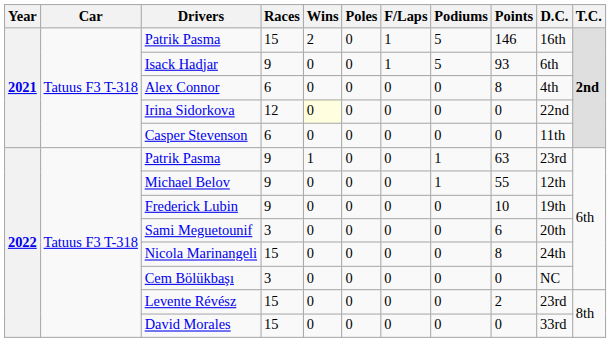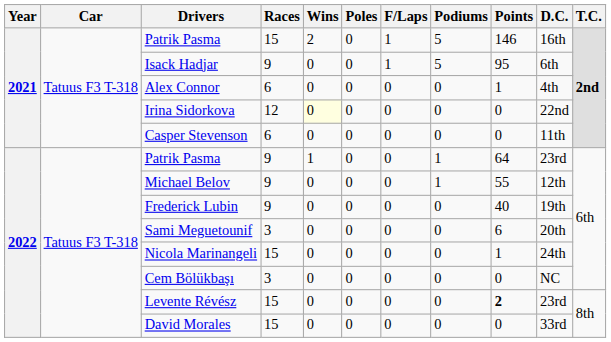(502, 63) 93 -> (502, 63) 95
(498, 87) 8 -> (498, 87) 1
(502, 158) 63 -> (502, 158) 64
(502, 206) 10 -> (502, 206) 40
(498, 253) 8 -> (498, 253) 1
(498, 301) normal -> (498, 301) bold
